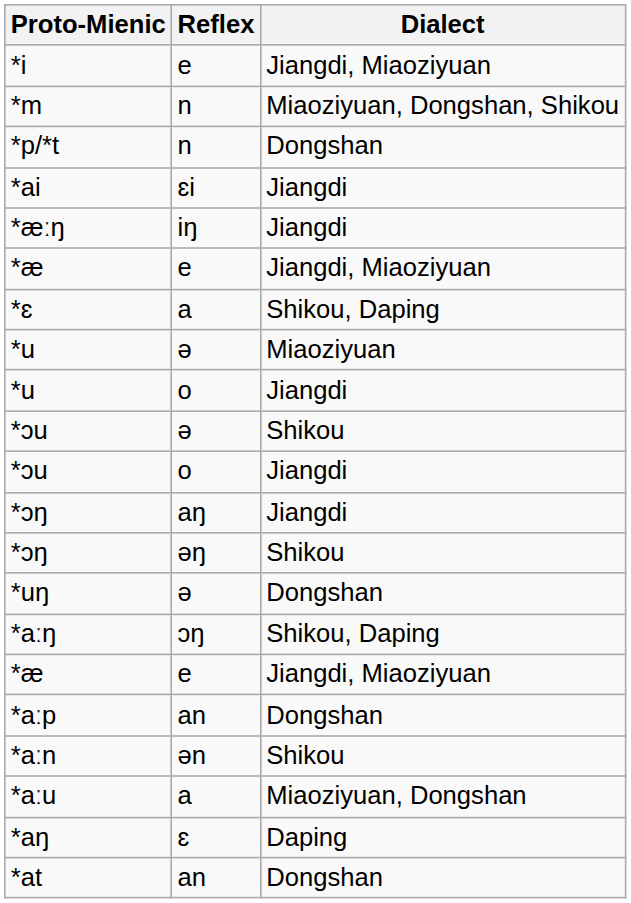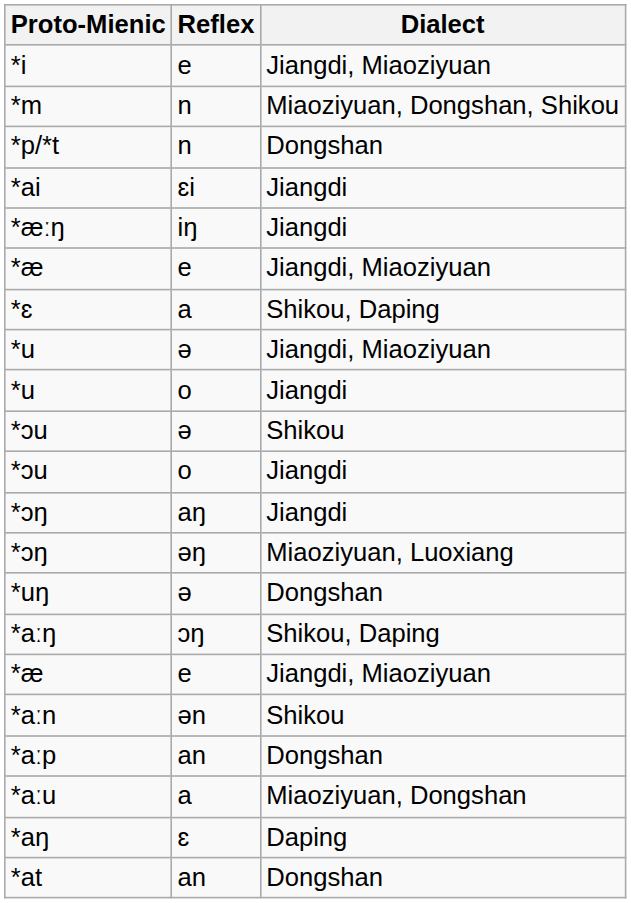(331, 349) Miaoziyuan -> (379, 349) Jiangdi, Miaoziyuan
(305, 552) Shikou -> (390, 552) Miaoziyuan, Luoxiang
rows swapped: (33, 755) <-> (33, 715)
